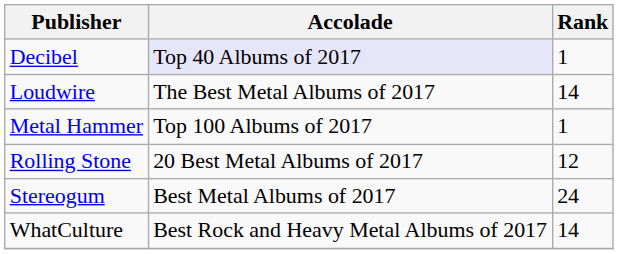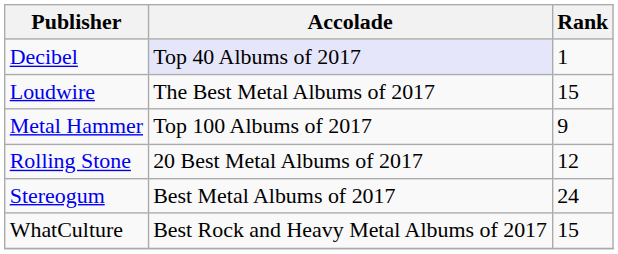(568, 91) 14 -> (568, 91) 15
(563, 126) 1 -> (563, 126) 9
(568, 230) 14 -> (568, 230) 15
